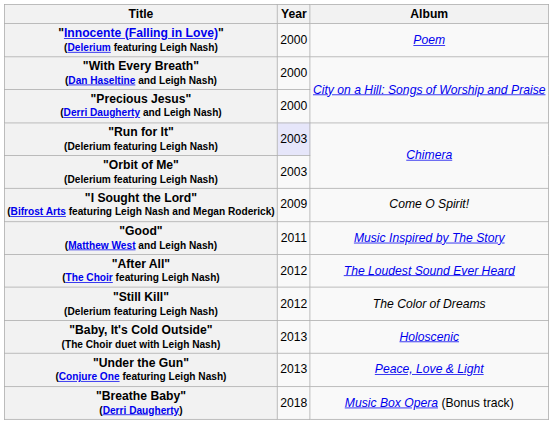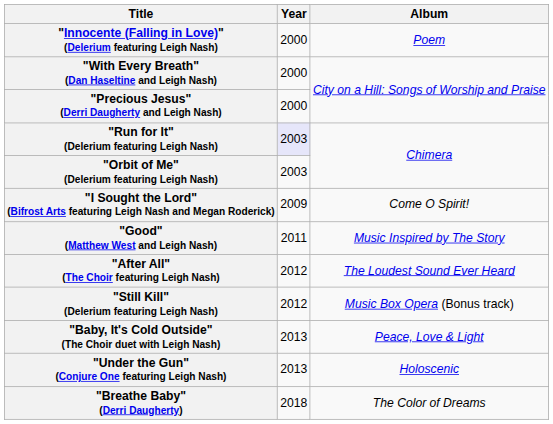(429, 303) The Color of Dreams -> (429, 303) Music Box Opera (Bonus track)
(429, 336) Holoscenic -> (429, 336) Peace, Love & Light
(429, 369) Peace, Love & Light -> (429, 369) Holoscenic
(429, 402) Music Box Opera (Bonus track) -> (429, 402) The Color of Dreams
